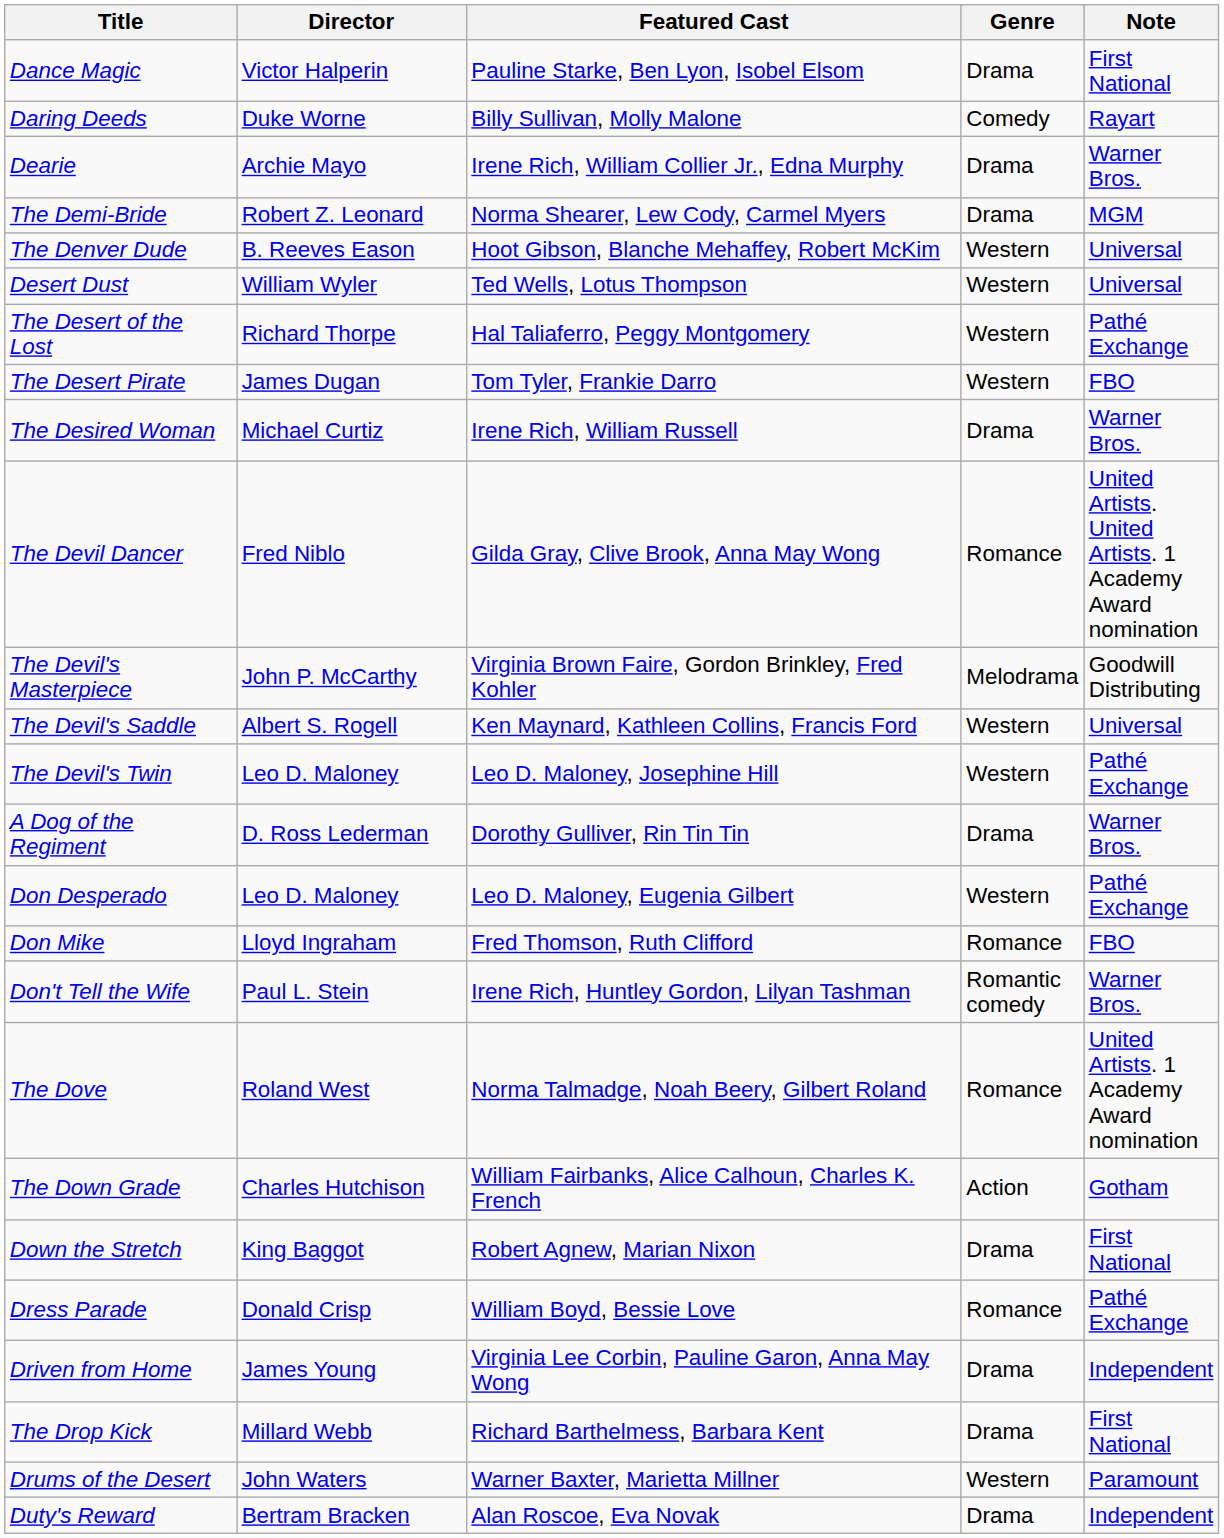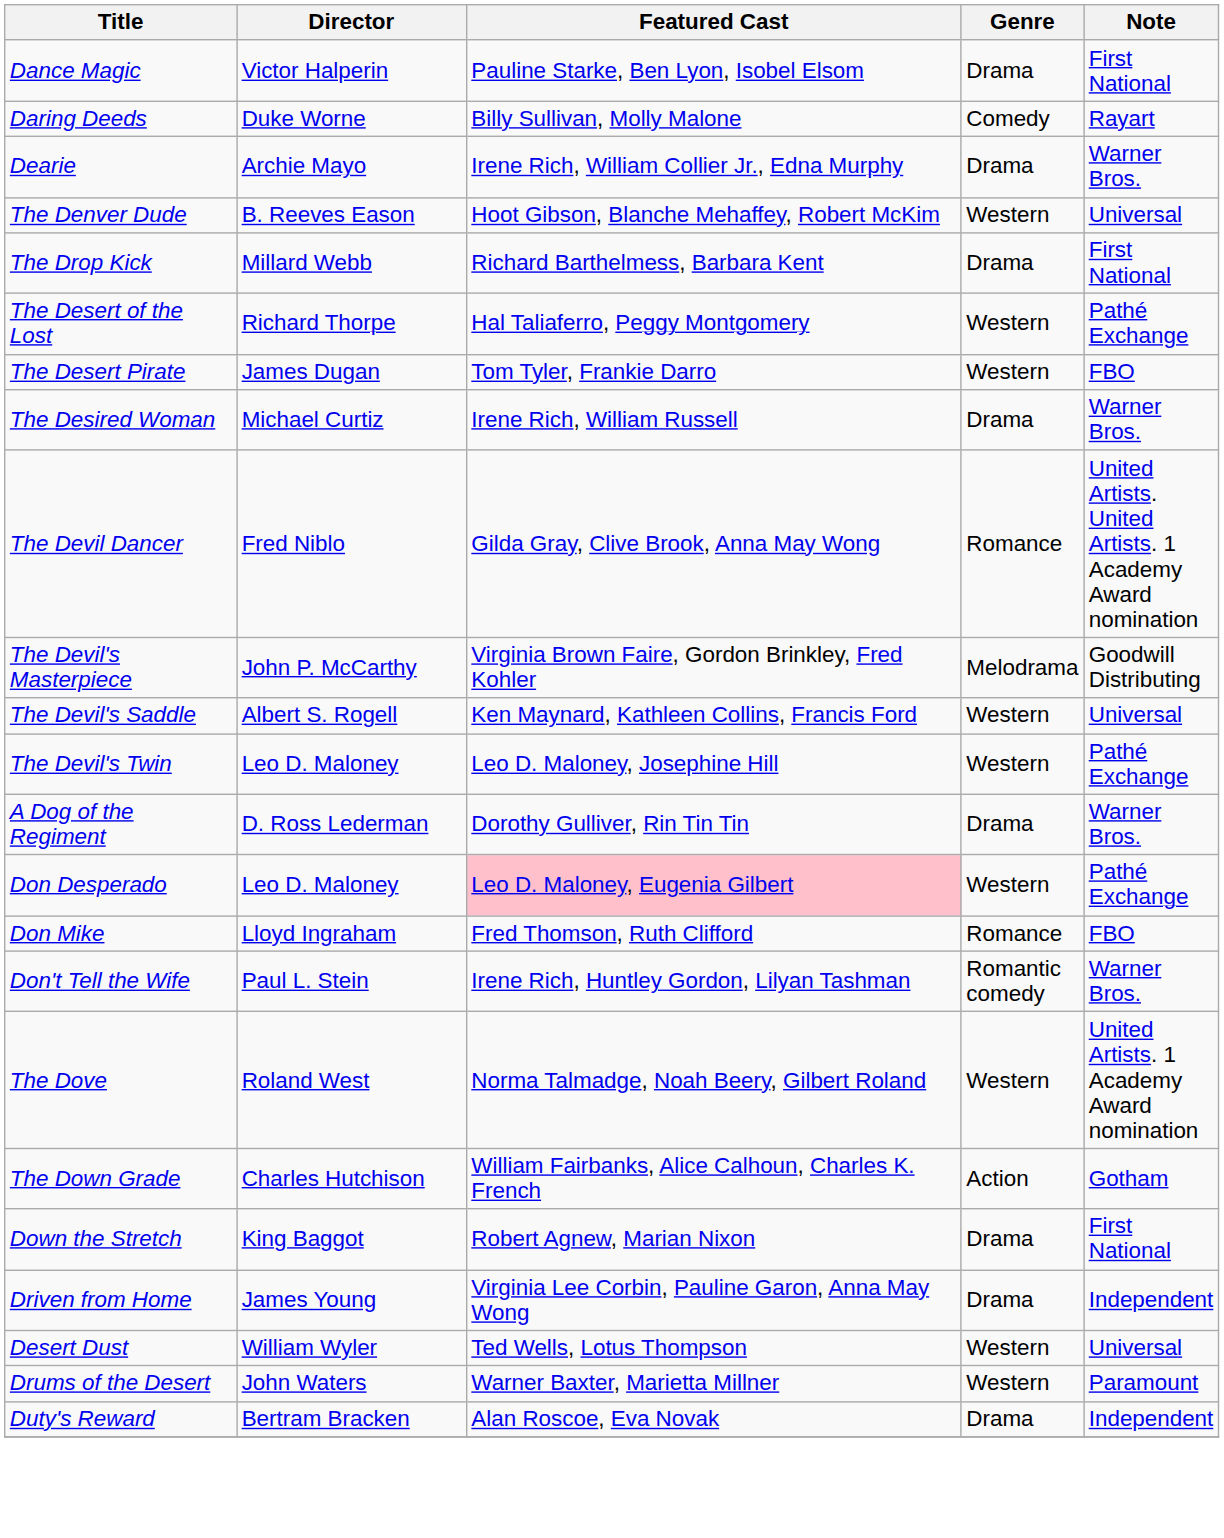- row: (88, 214)
rows swapped: (69, 285) <-> (81, 1431)
(632, 895) no background -> (632, 885) pink background
(1014, 1090) Romance -> (1008, 1079) Western
- row: (78, 1310)
